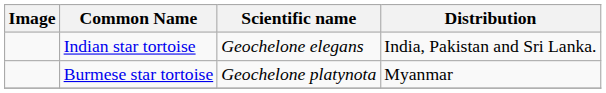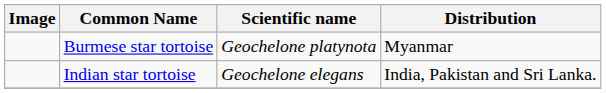rows swapped: (130, 46) <-> (138, 74)
